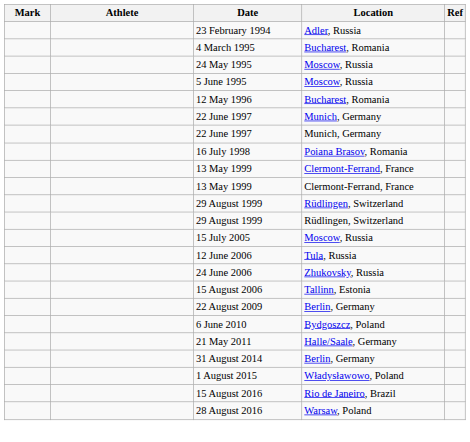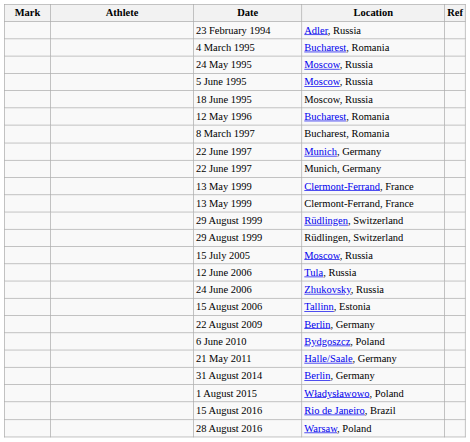+ row: (224, 99)
+ row: (225, 134)
- row: (223, 151)
